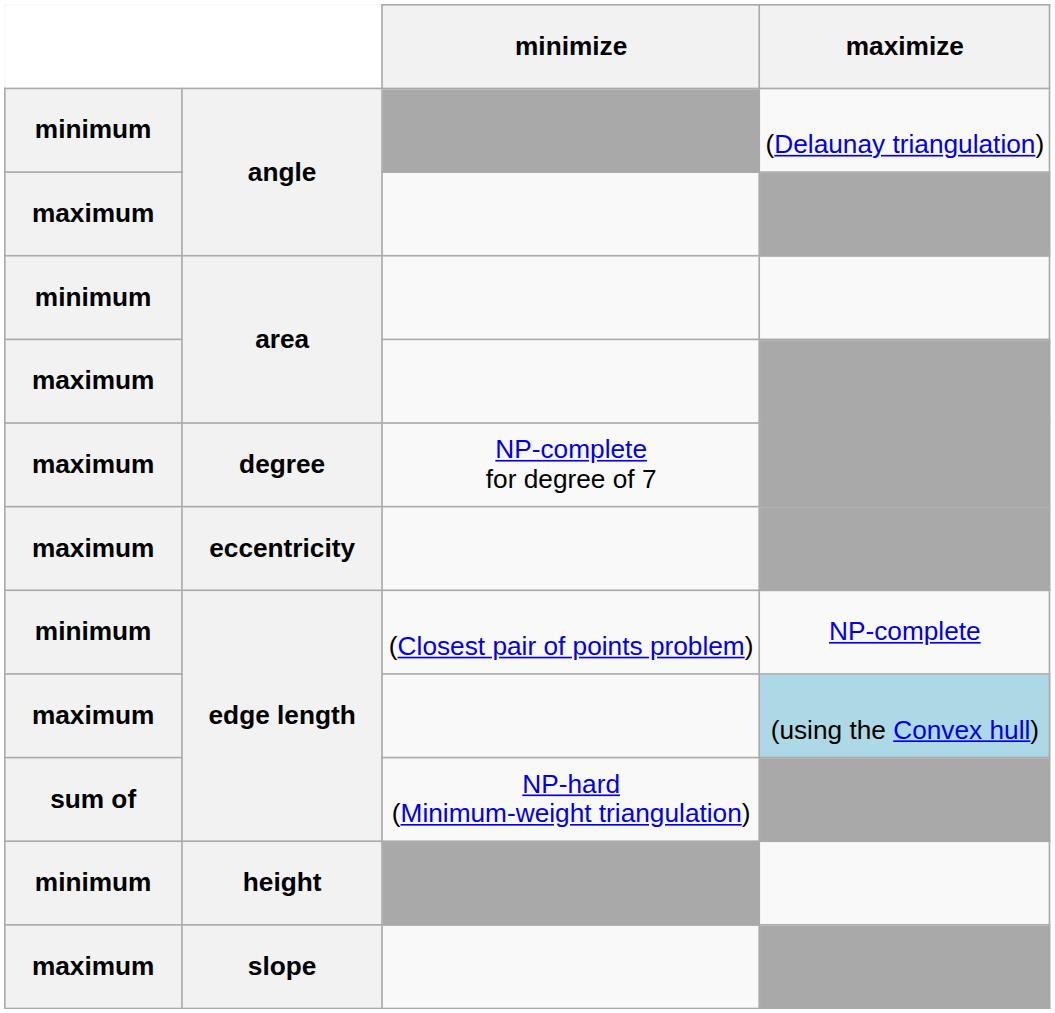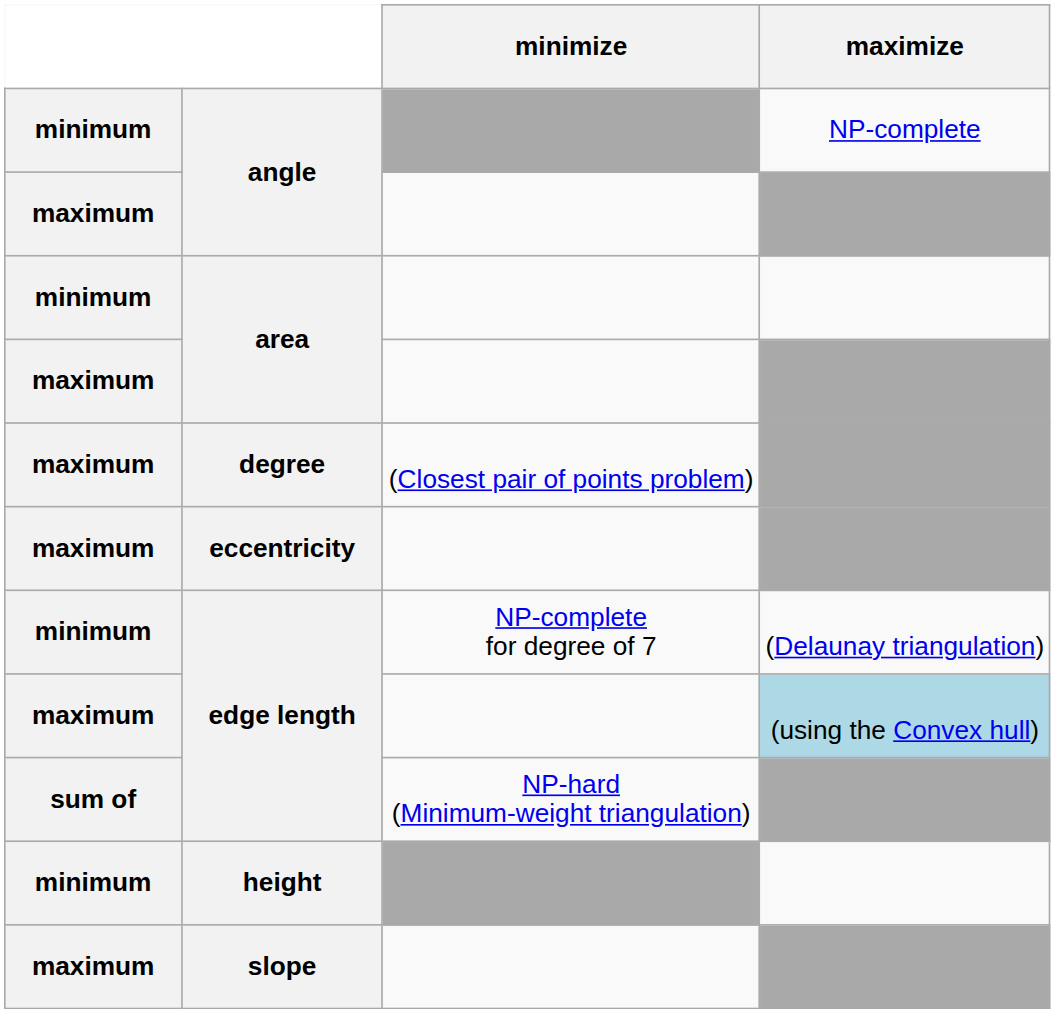(905, 144) (Delaunay triangulation) -> (905, 129) NP-complete
(571, 464) NP-complete for degree of 7 -> (571, 479) (Closest pair of points problem)
(571, 646) (Closest pair of points problem) -> (571, 631) NP-complete for degree of 7
(905, 631) NP-complete -> (905, 646) (Delaunay triangulation)
